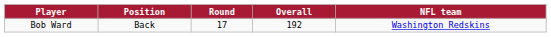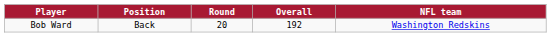(222, 25) 17 -> (222, 25) 20
